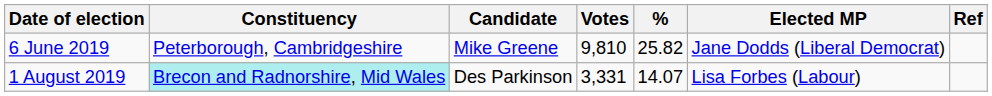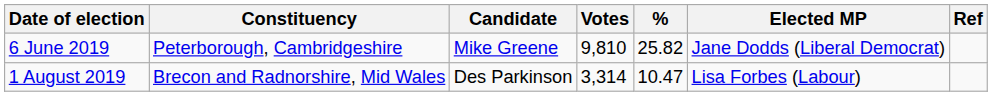(299, 76) paleturquoise background -> (299, 76) no background
(604, 76) 3,331 -> (604, 76) 3,314
(660, 76) 14.07 -> (660, 76) 10.47
